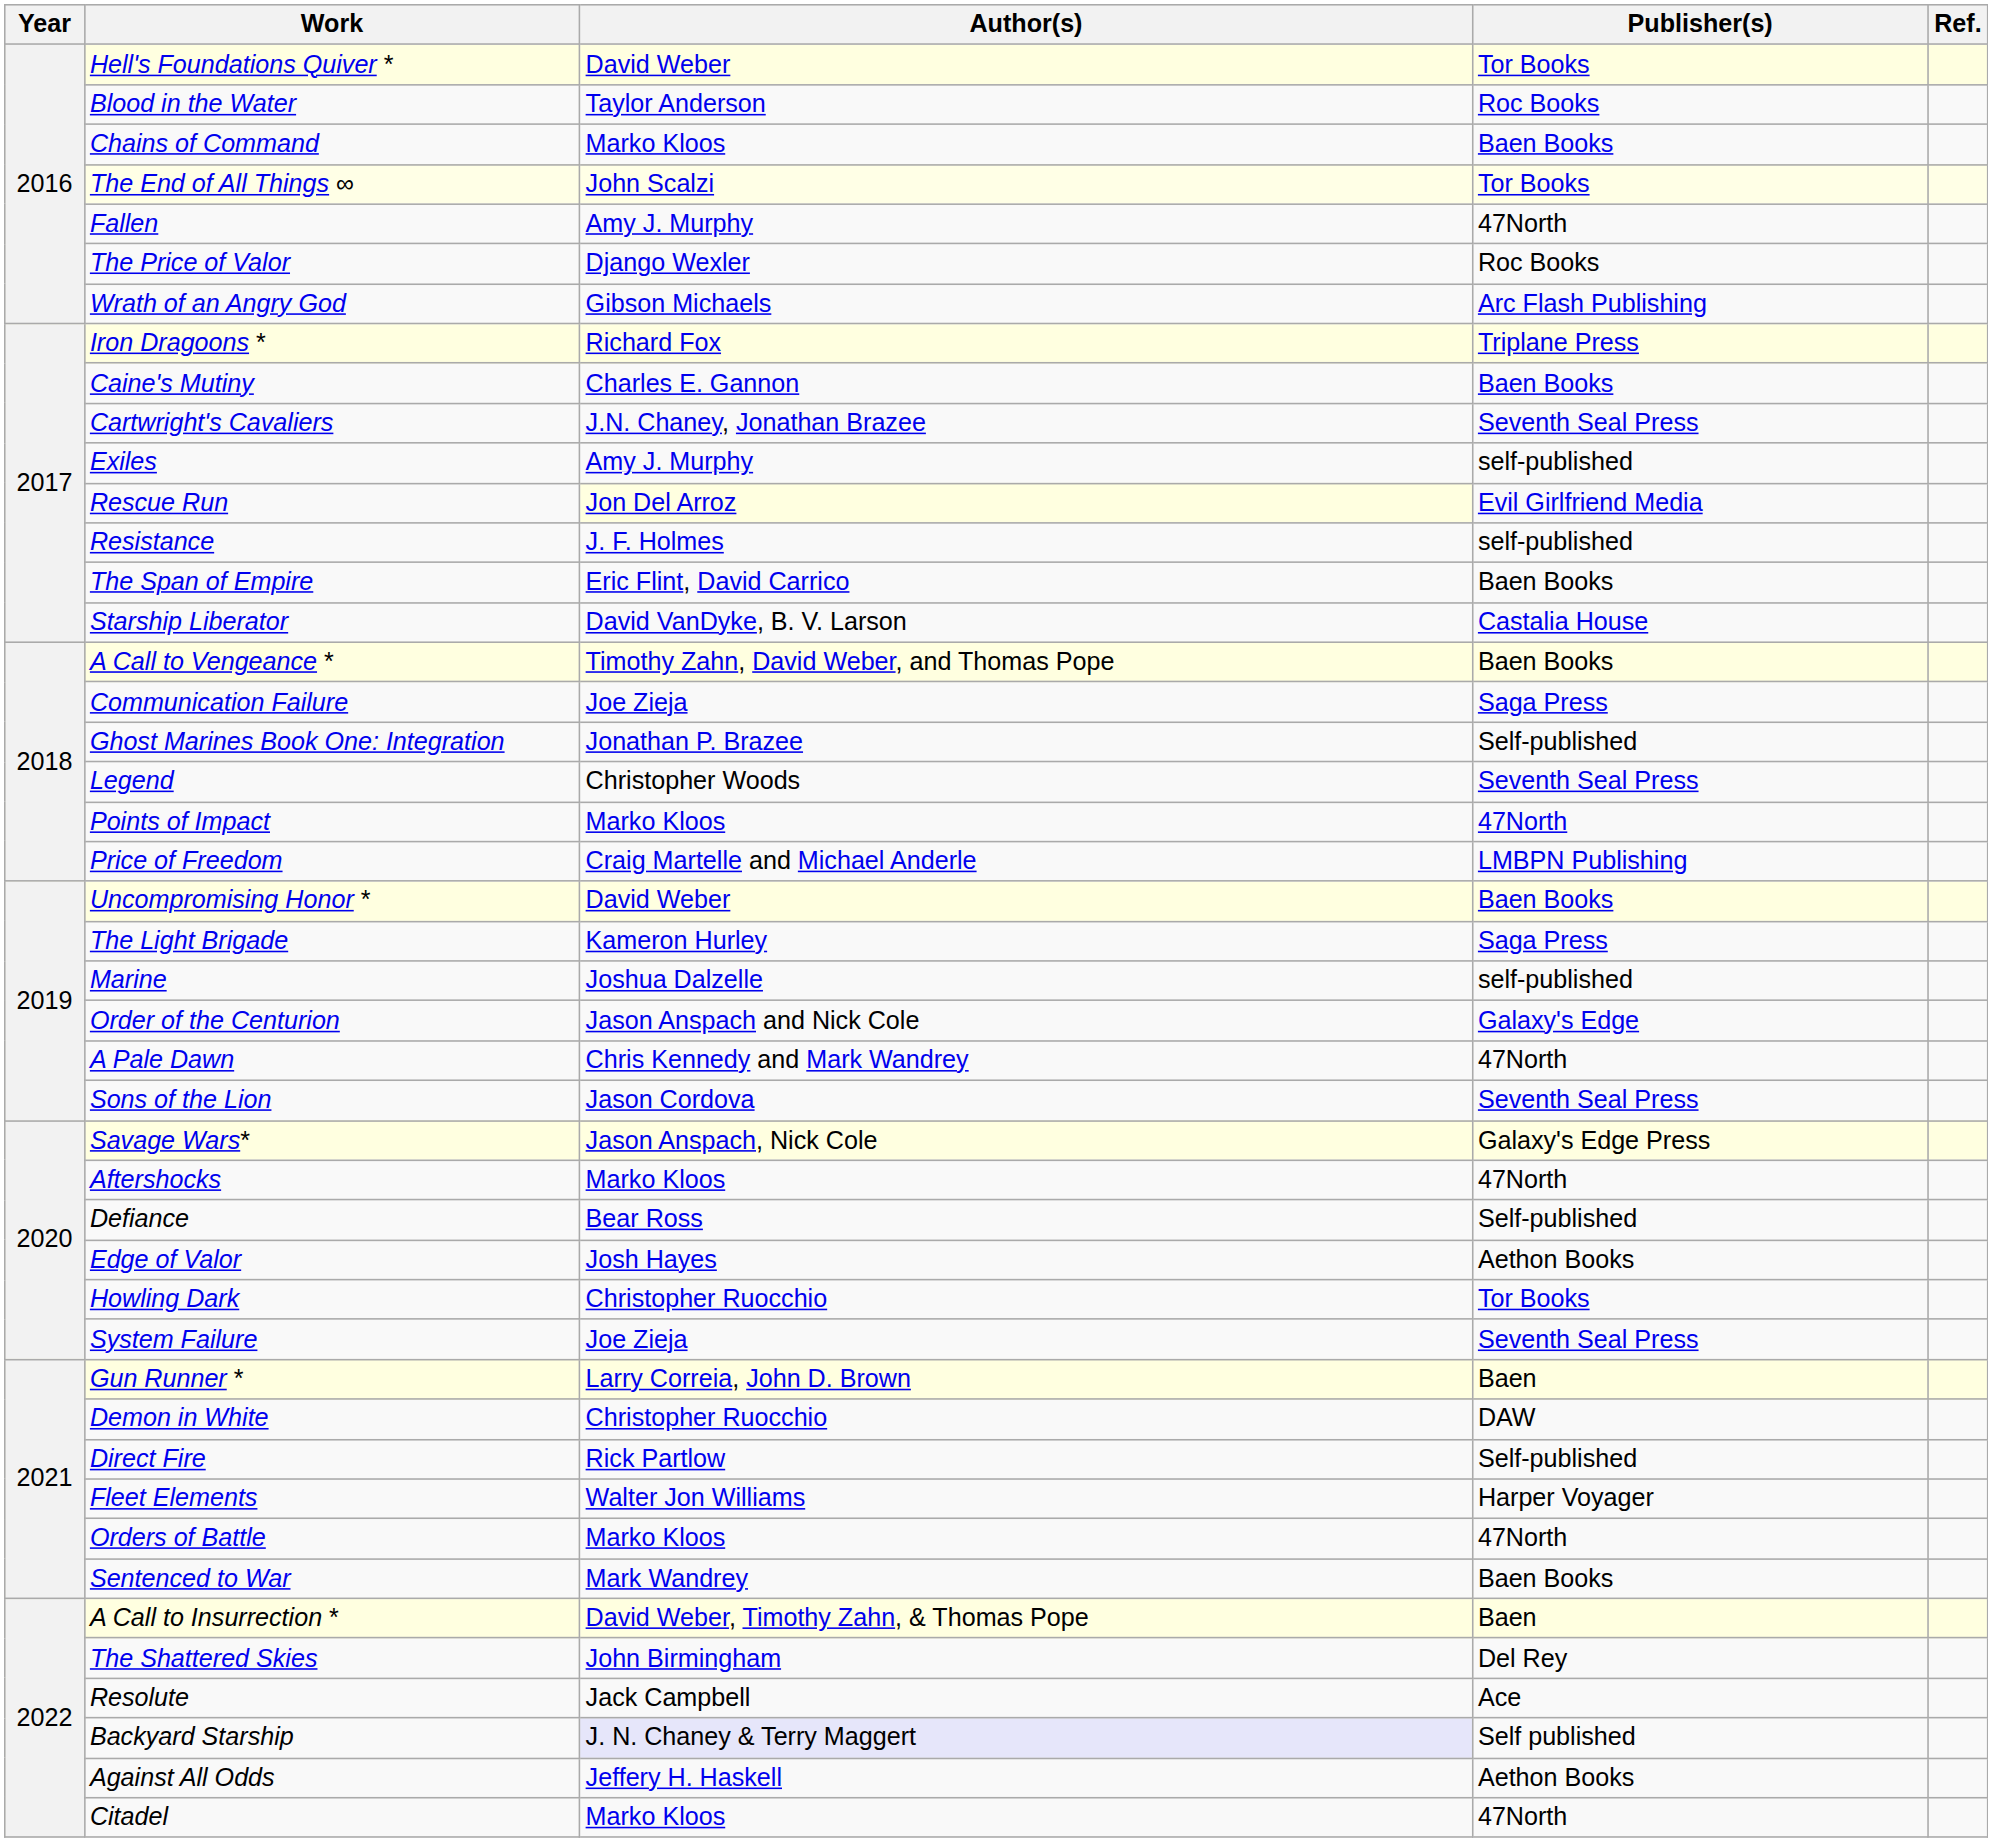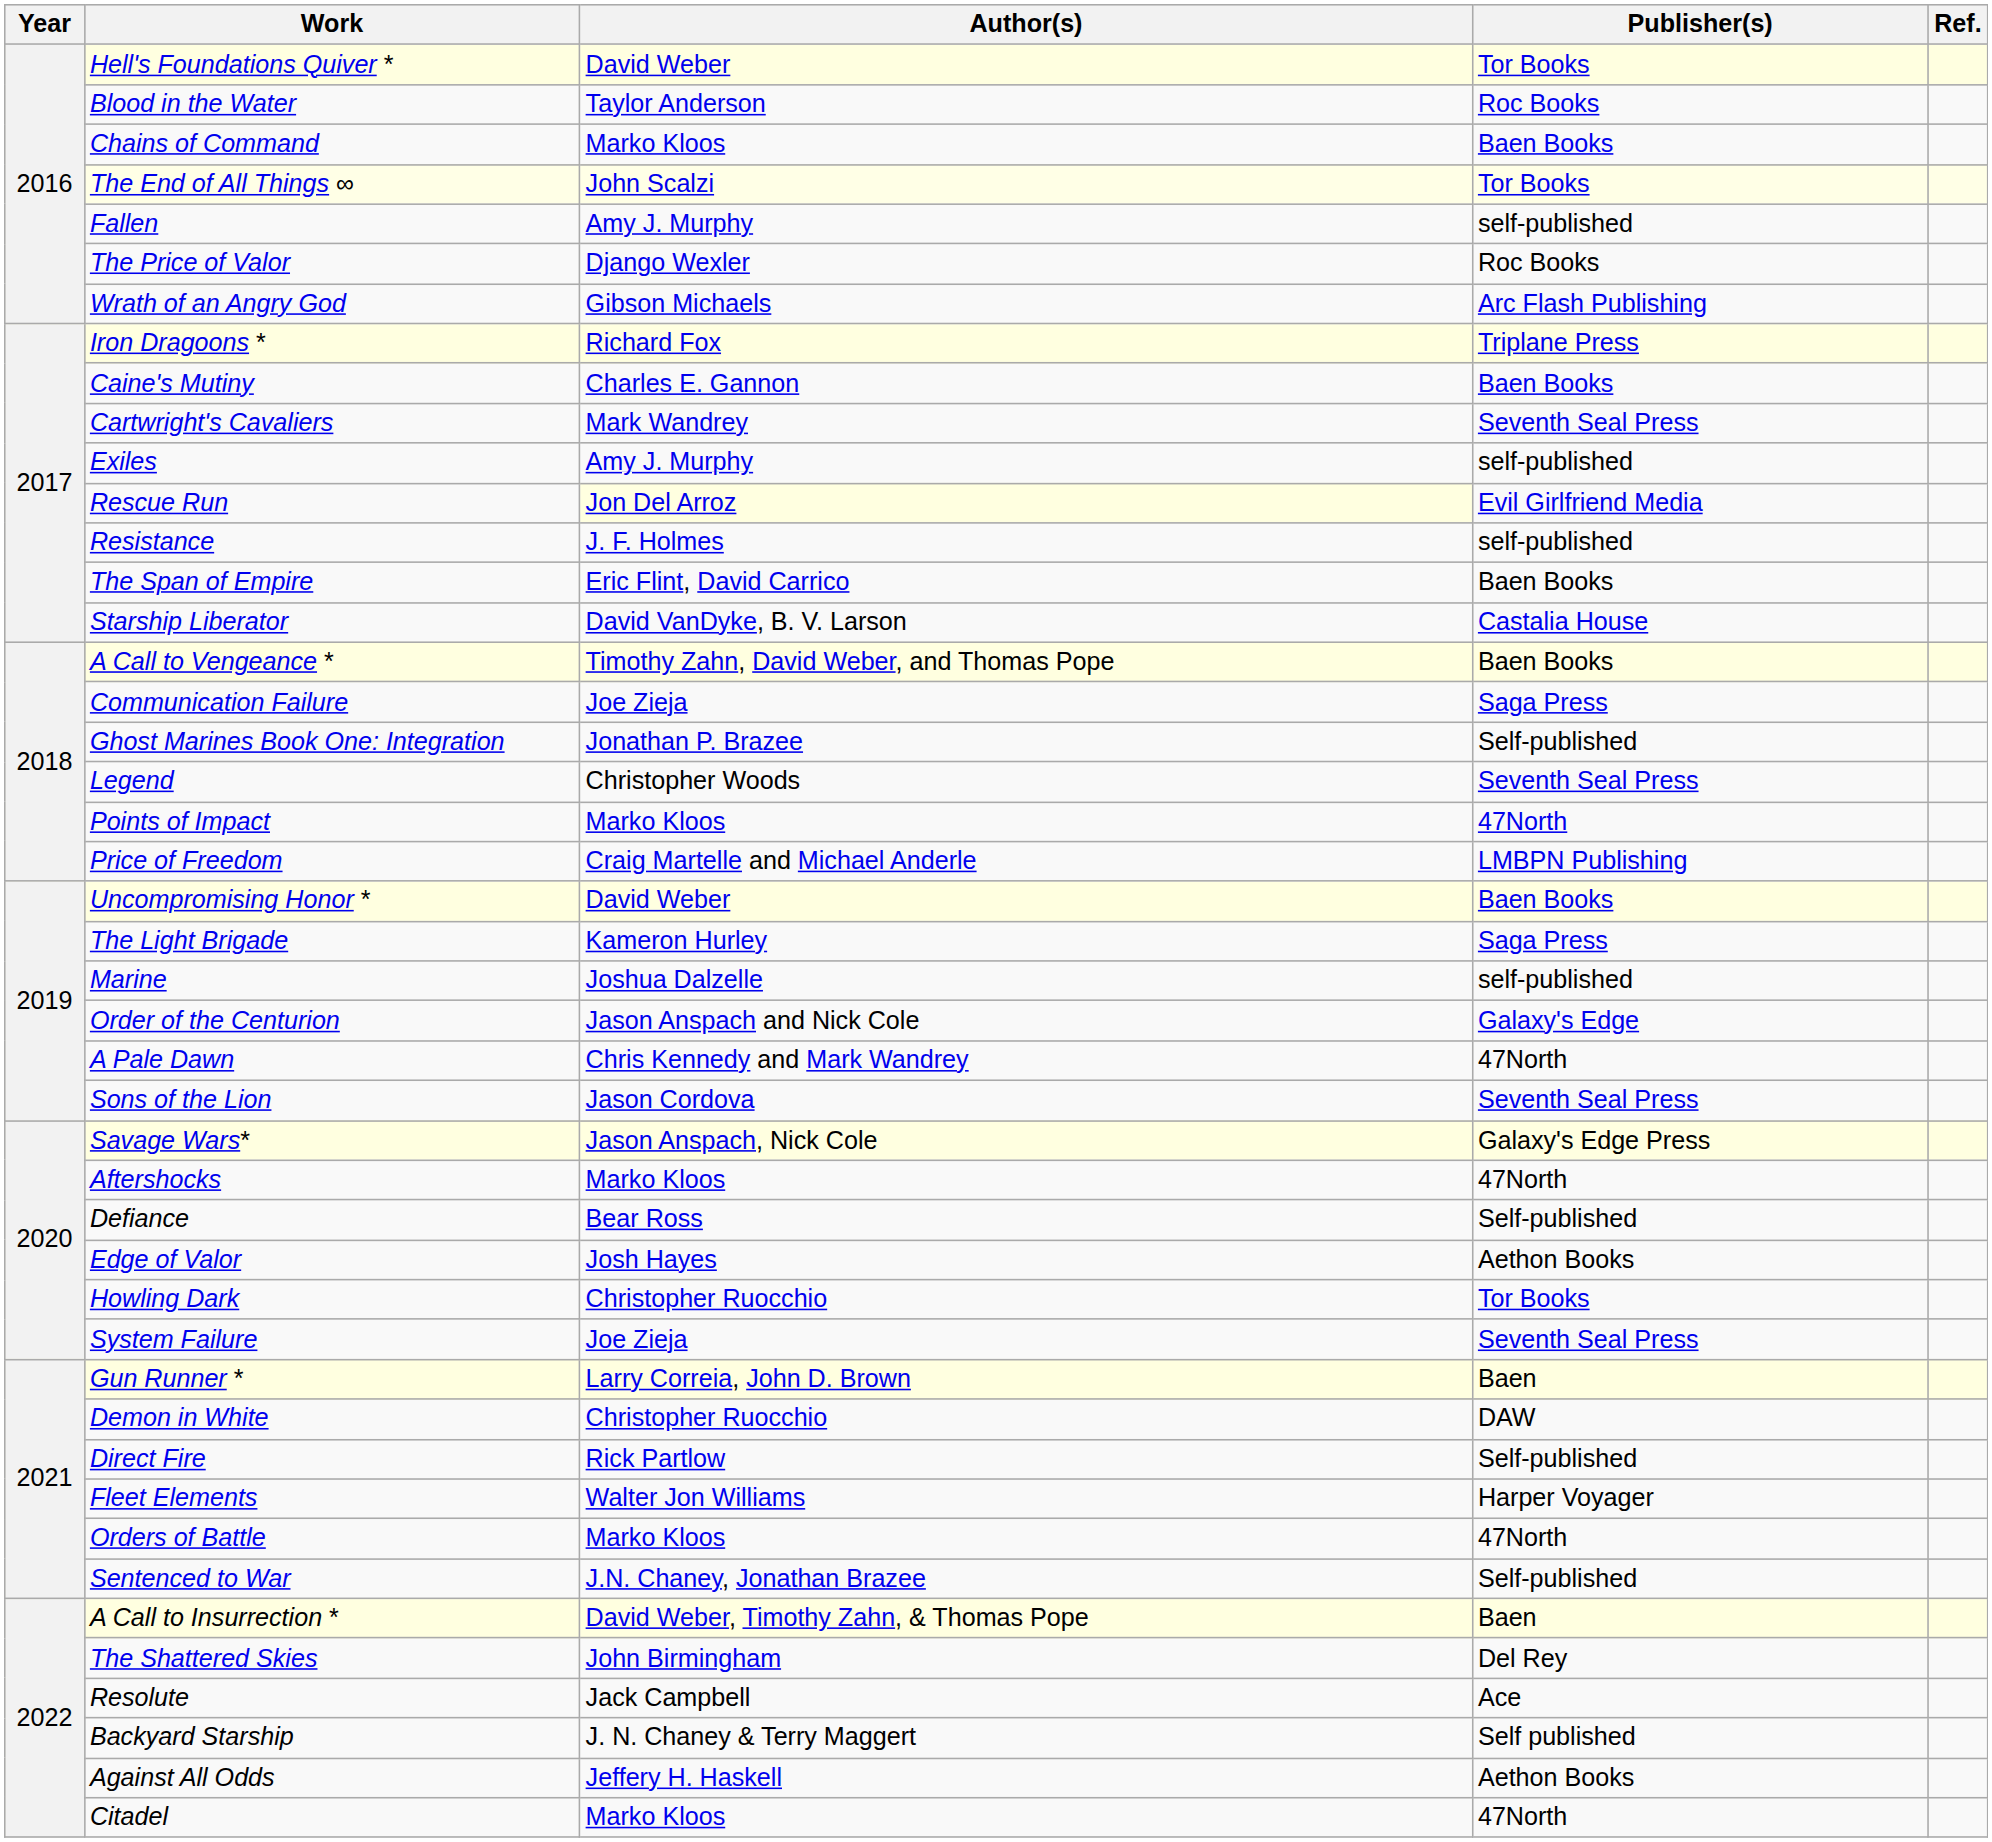(1523, 223) 47North -> (1555, 223) self-published
(756, 422) J.N. Chaney, Jonathan Brazee -> (667, 422) Mark Wandrey
(667, 1578) Mark Wandrey -> (756, 1578) J.N. Chaney, Jonathan Brazee
(1546, 1578) Baen Books -> (1558, 1578) Self-published
(751, 1737) lavender background -> (751, 1737) no background
